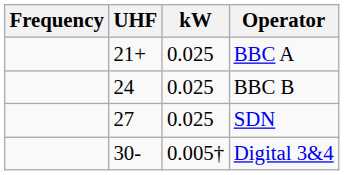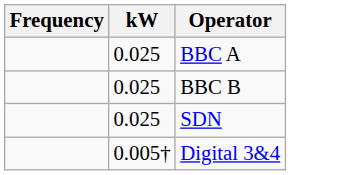- column: (135, 20)
